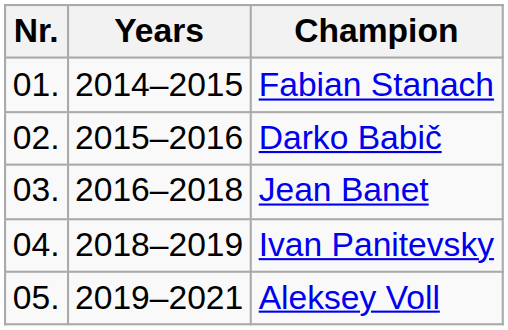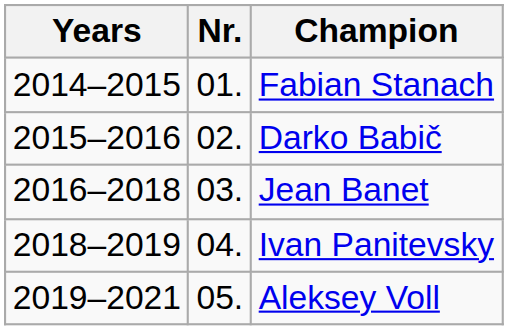columns swapped: (36, 31) <-> (159, 31)
